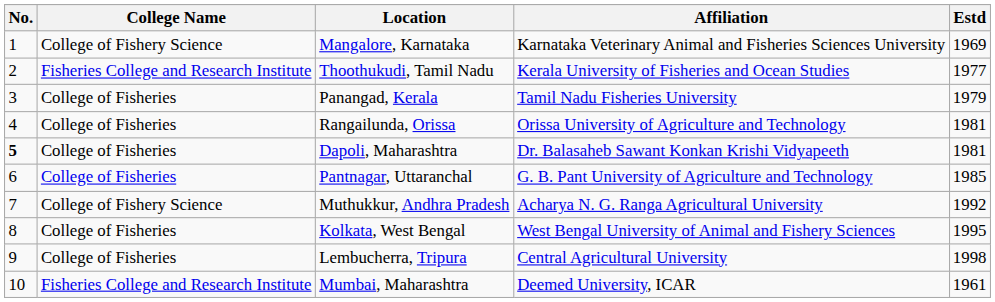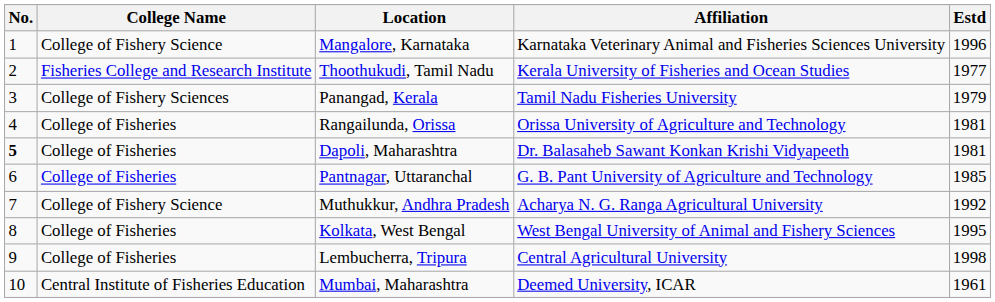(970, 44) 1969 -> (970, 44) 1996
(109, 97) College of Fisheries -> (135, 97) College of Fishery Sciences
(176, 284) Fisheries College and Research Institute -> (173, 284) Central Institute of Fisheries Education
